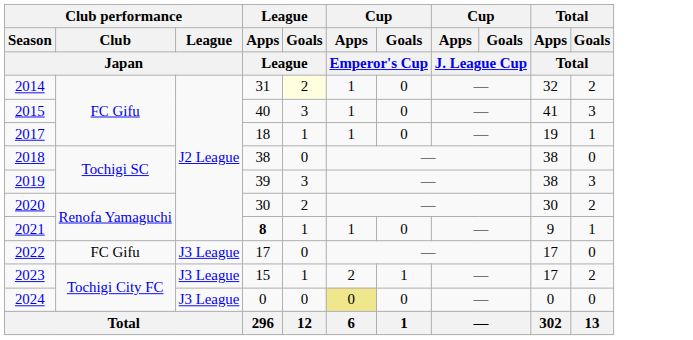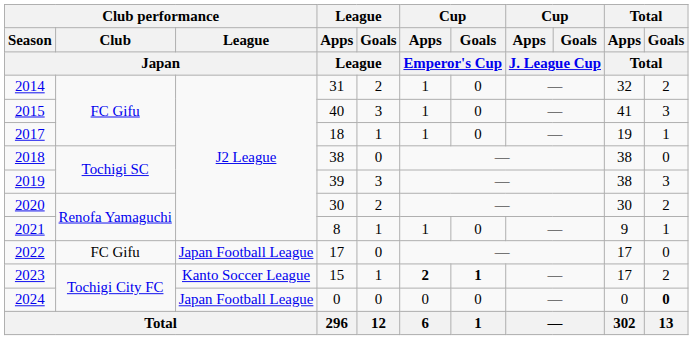(304, 87) lightyellow background -> (378, 87) no background
(263, 228) bold -> (337, 228) normal
(209, 252) J3 League -> (246, 252) Japan Football League
(209, 275) J3 League -> (246, 275) Kanto Soccer League
(351, 275) normal -> (425, 275) bold
(404, 275) normal -> (478, 275) bold
(209, 299) J3 League -> (246, 299) Japan Football League
(351, 299) khaki background -> (425, 299) no background
(592, 299) normal -> (666, 299) bold
